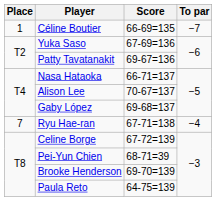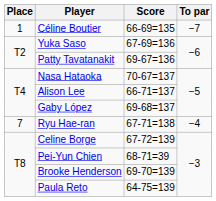(151, 76) 66-71=137 -> (151, 76) 70-67=137
(151, 92) 70-67=137 -> (151, 92) 66-71=137
